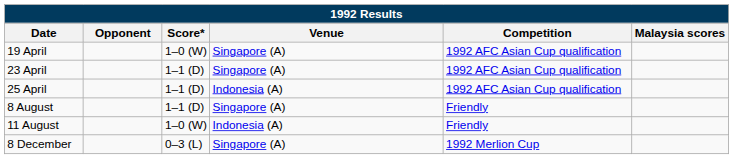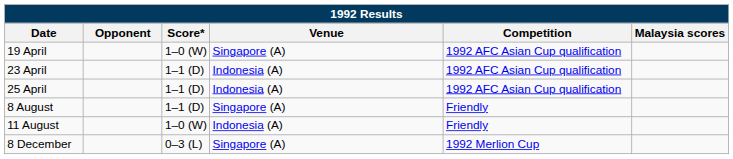(249, 70) Singapore (A) -> (248, 70) Indonesia (A)
